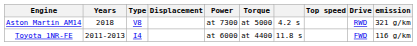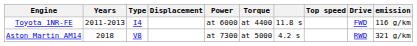rows swapped: (44, 35) <-> (44, 23)
